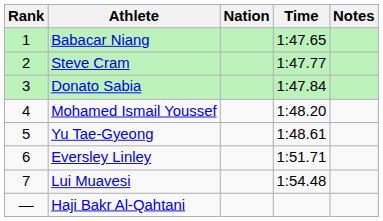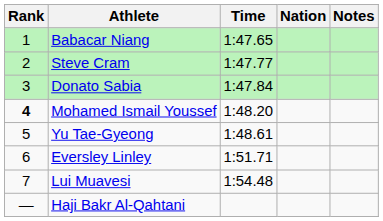columns swapped: (247, 16) <-> (301, 16)
(26, 110) normal -> (26, 110) bold
